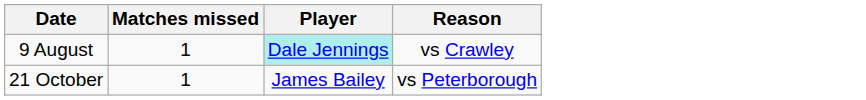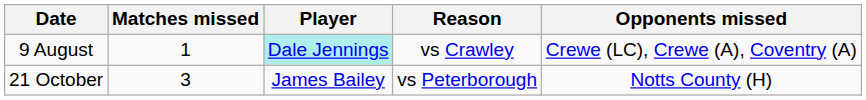+ column: (701, 19)
(185, 79) 1 -> (185, 79) 3
